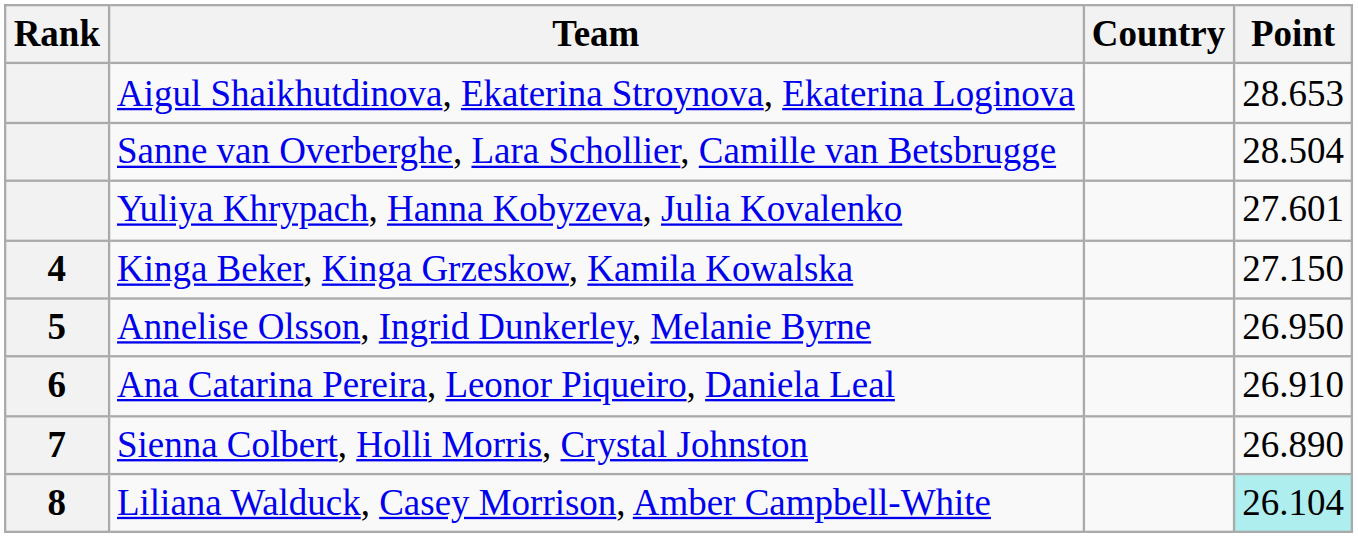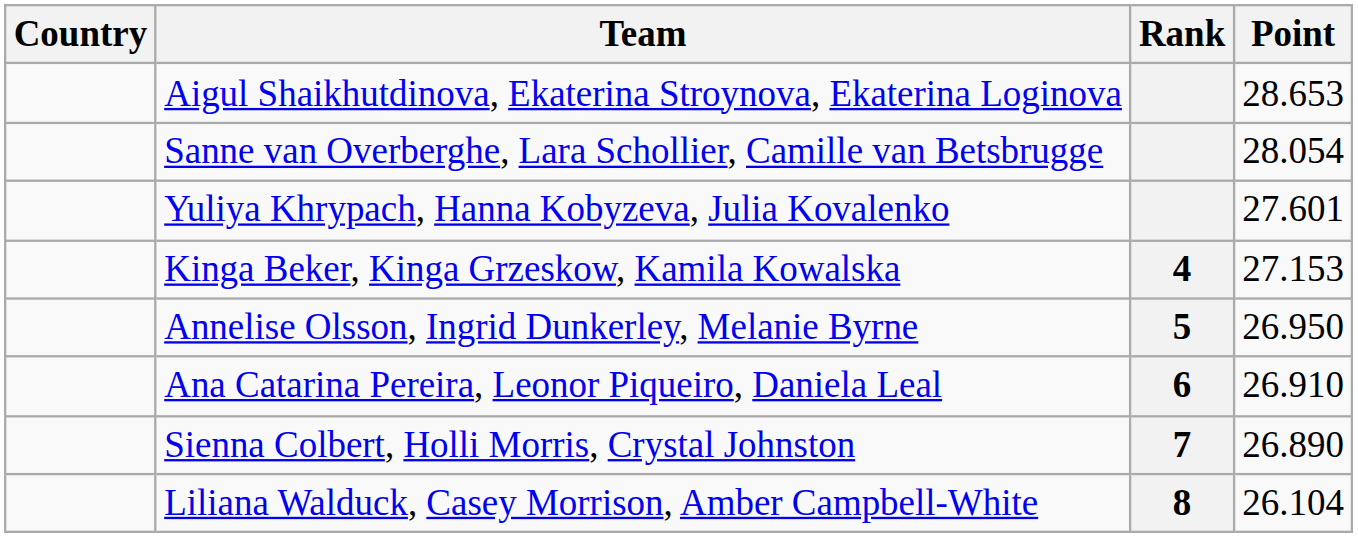columns swapped: (57, 33) <-> (1158, 33)
(1293, 151) 28.504 -> (1293, 151) 28.054
(1293, 268) 27.150 -> (1293, 268) 27.153
(1293, 502) paleturquoise background -> (1293, 502) no background
